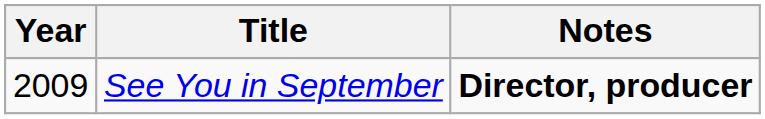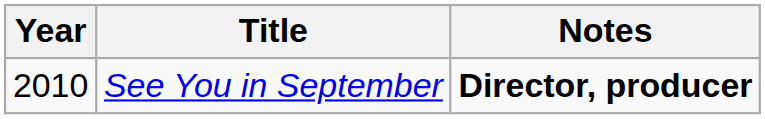(51, 85) 2009 -> (51, 85) 2010
